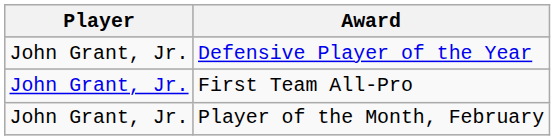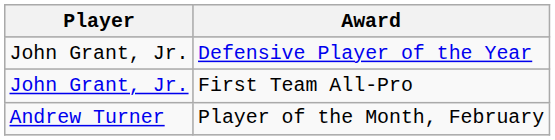(99, 118) John Grant, Jr. -> (87, 118) Andrew Turner
